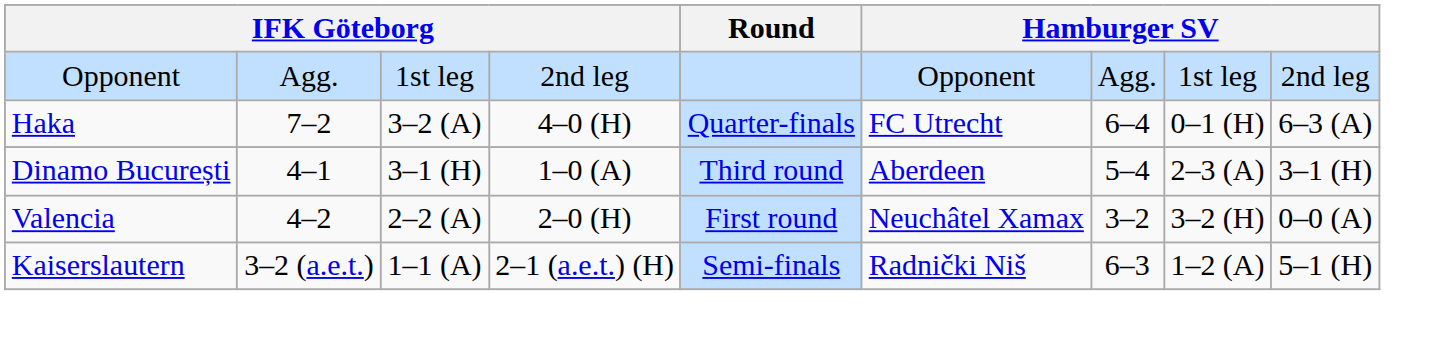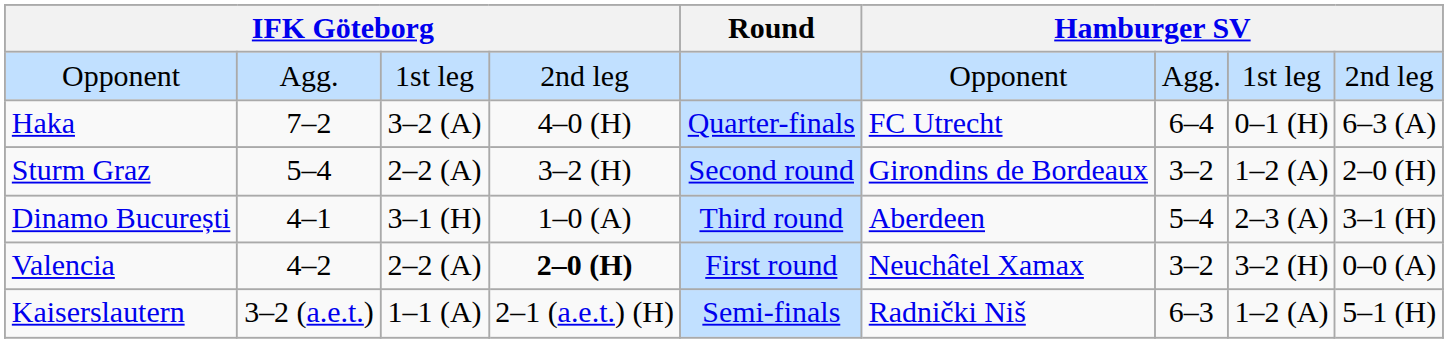+ row: (81, 170)
(585, 218) normal -> (585, 265) bold
